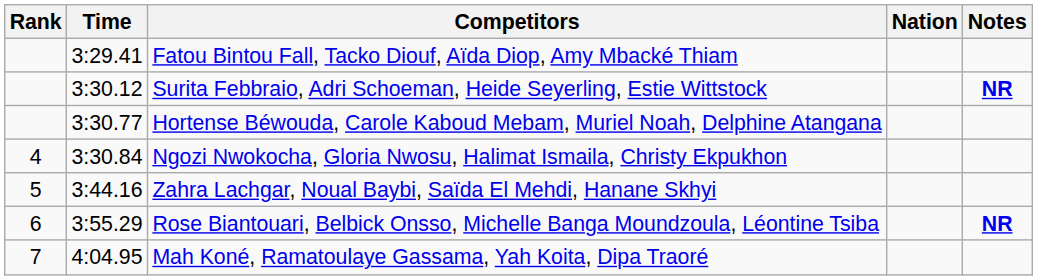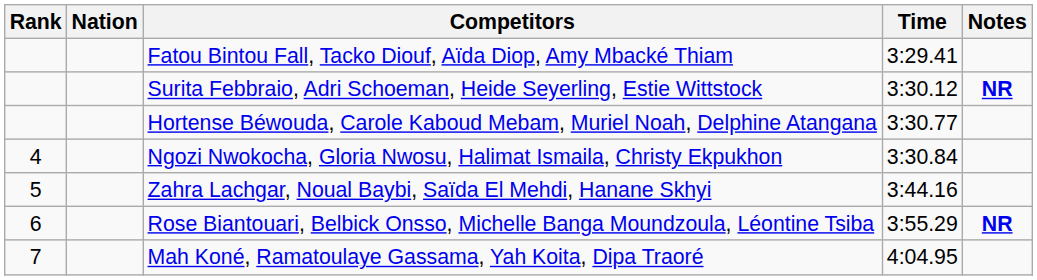columns swapped: (925, 22) <-> (107, 22)
